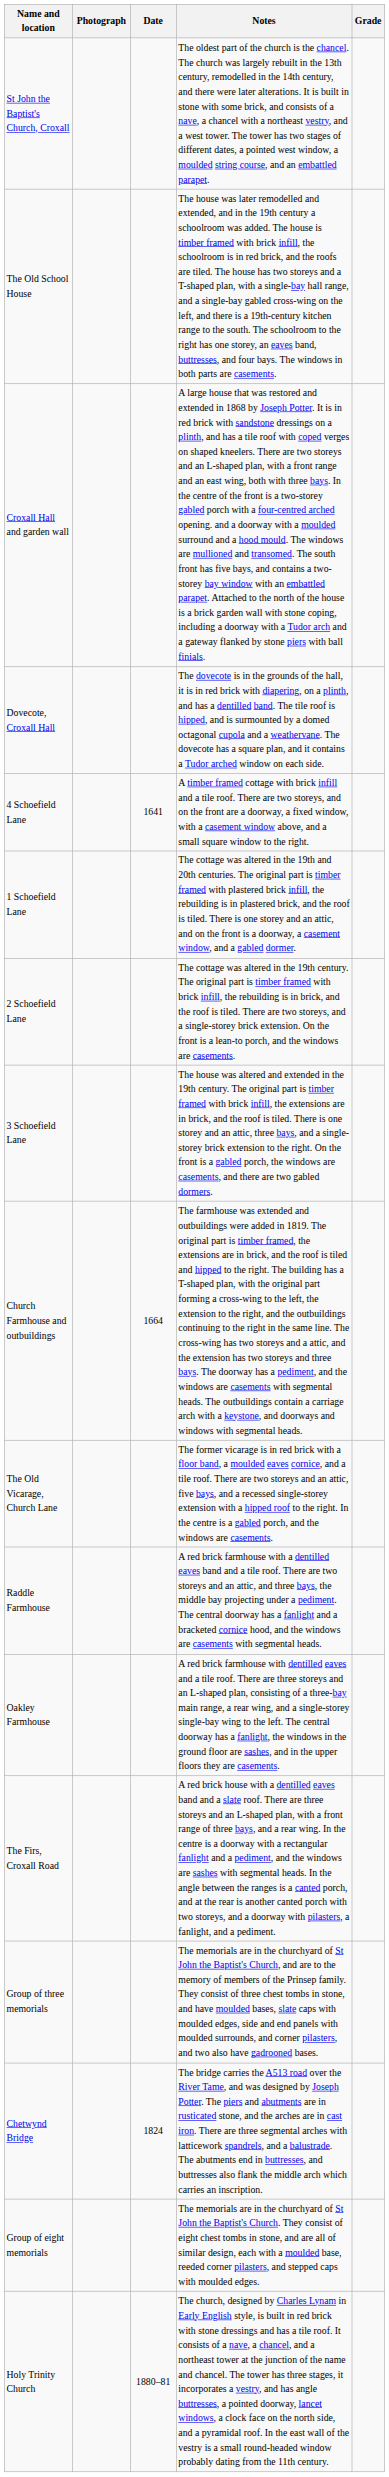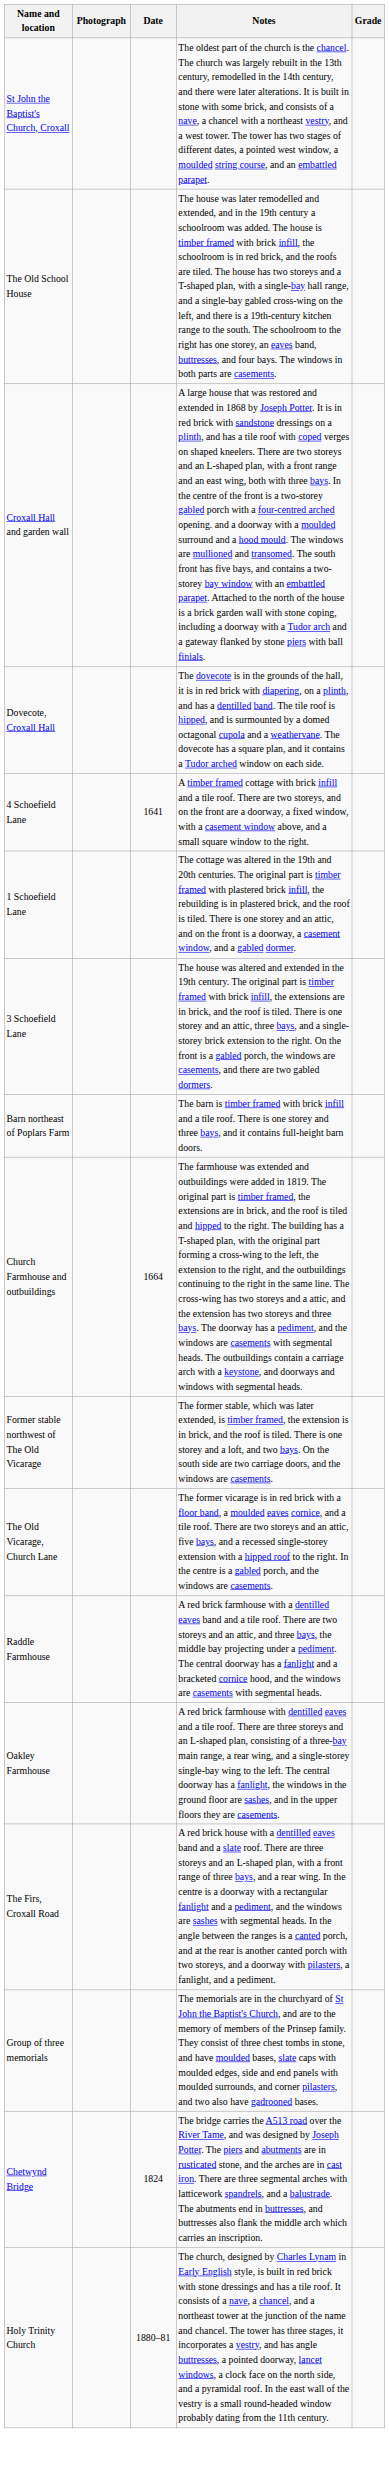- row: (31, 1011)
+ row: (38, 1126)
+ row: (34, 1442)
- row: (35, 2245)
